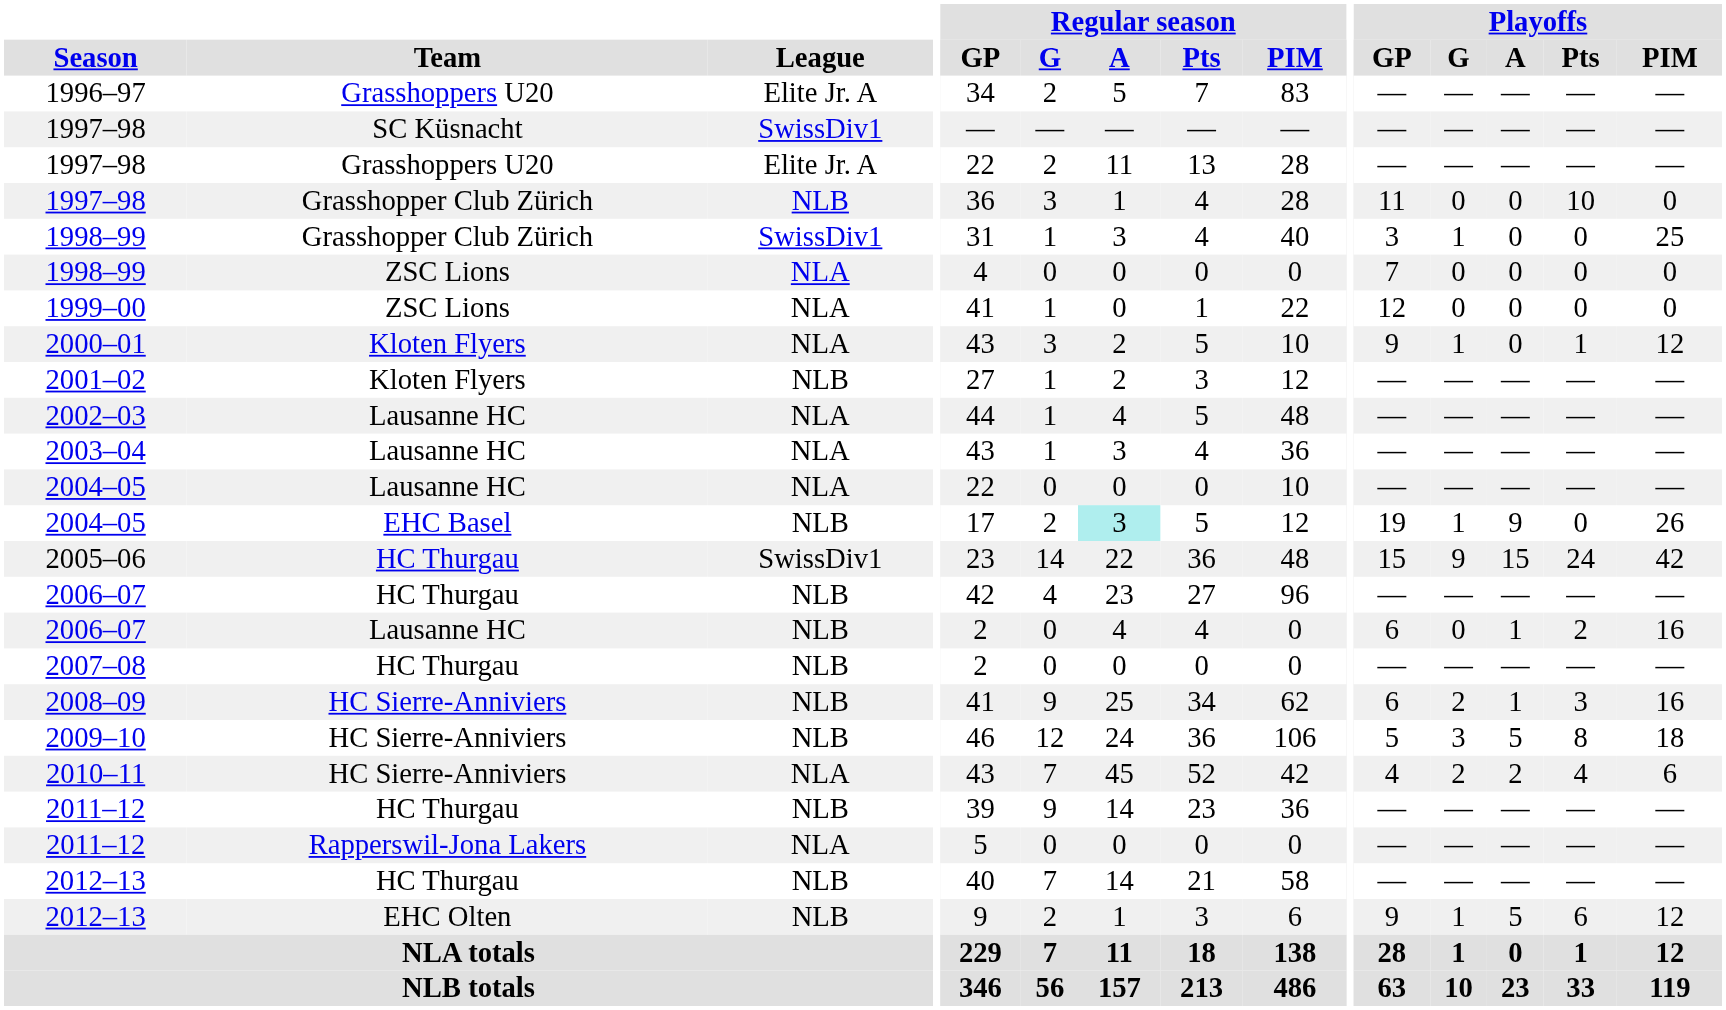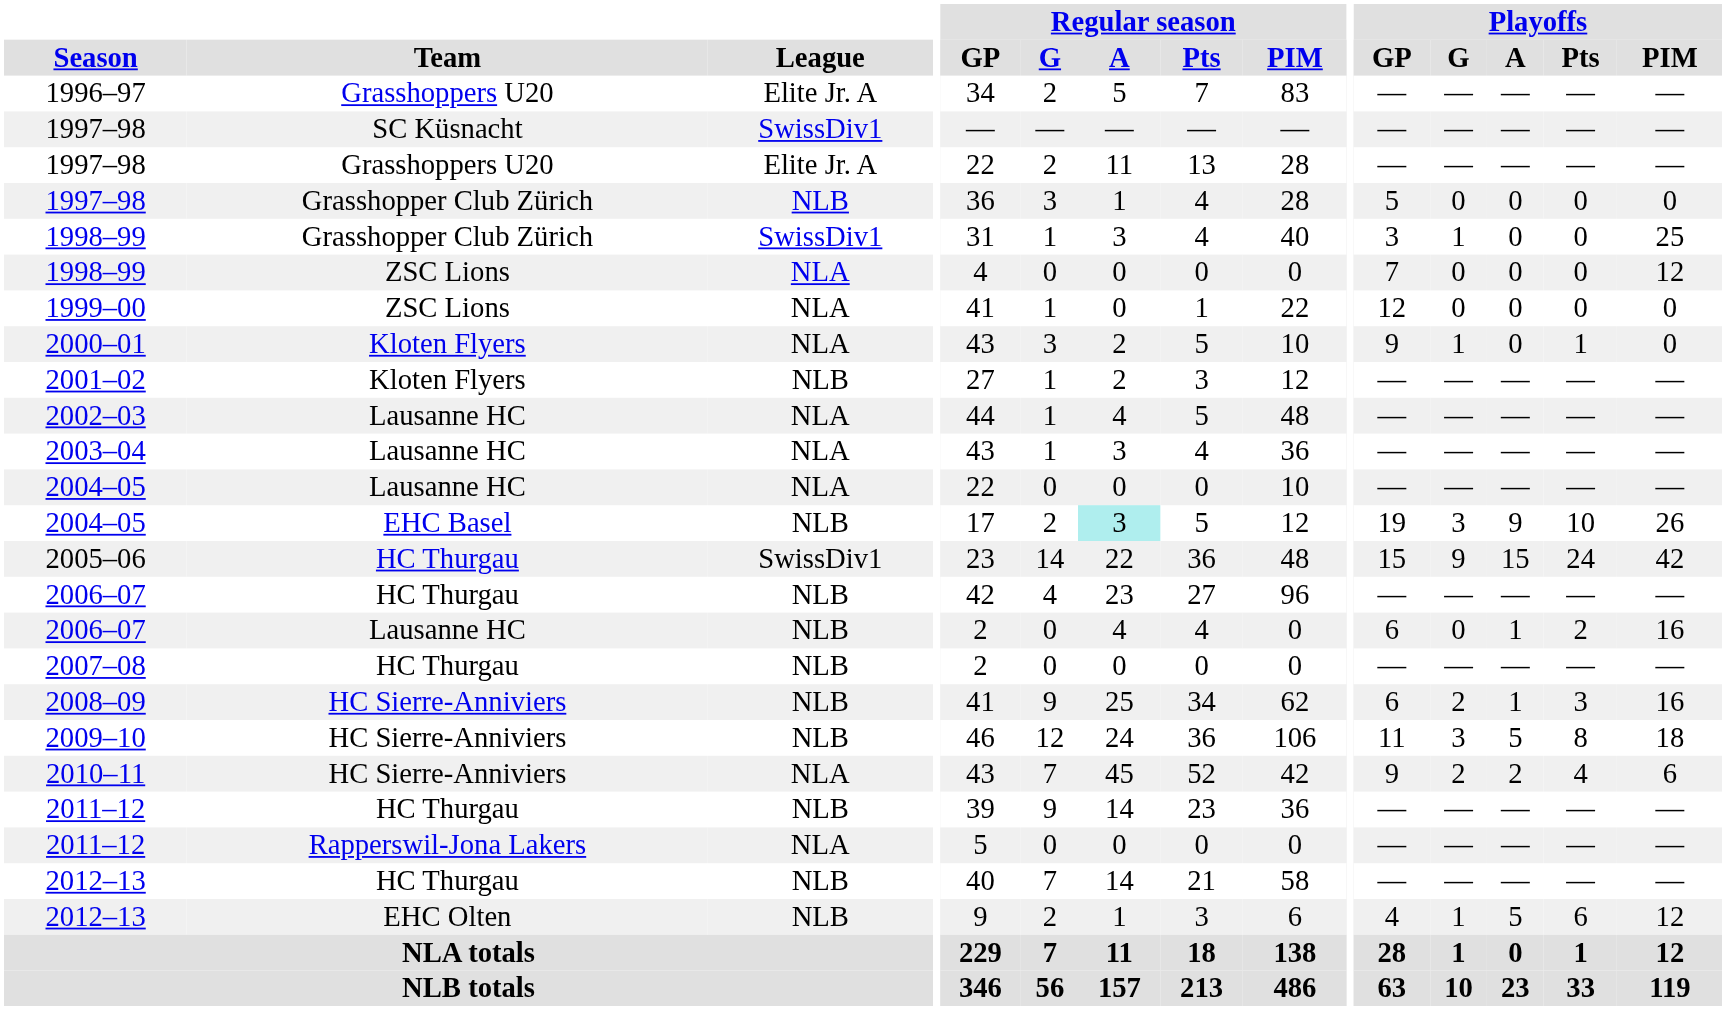(1392, 200) 11 -> (1392, 200) 5
(1581, 200) 10 -> (1581, 200) 0
(1670, 272) 0 -> (1670, 272) 12
(1670, 343) 12 -> (1670, 343) 0
(1458, 522) 1 -> (1458, 522) 3
(1581, 522) 0 -> (1581, 522) 10
(1392, 737) 5 -> (1392, 737) 11
(1392, 773) 4 -> (1392, 773) 9
(1392, 916) 9 -> (1392, 916) 4
